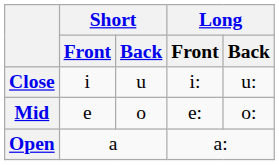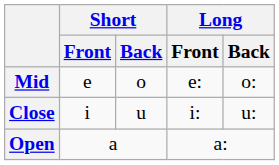rows swapped: (32, 81) <-> (32, 112)
